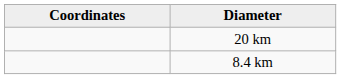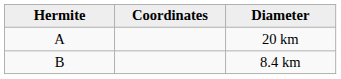+ column: (60, 16)
